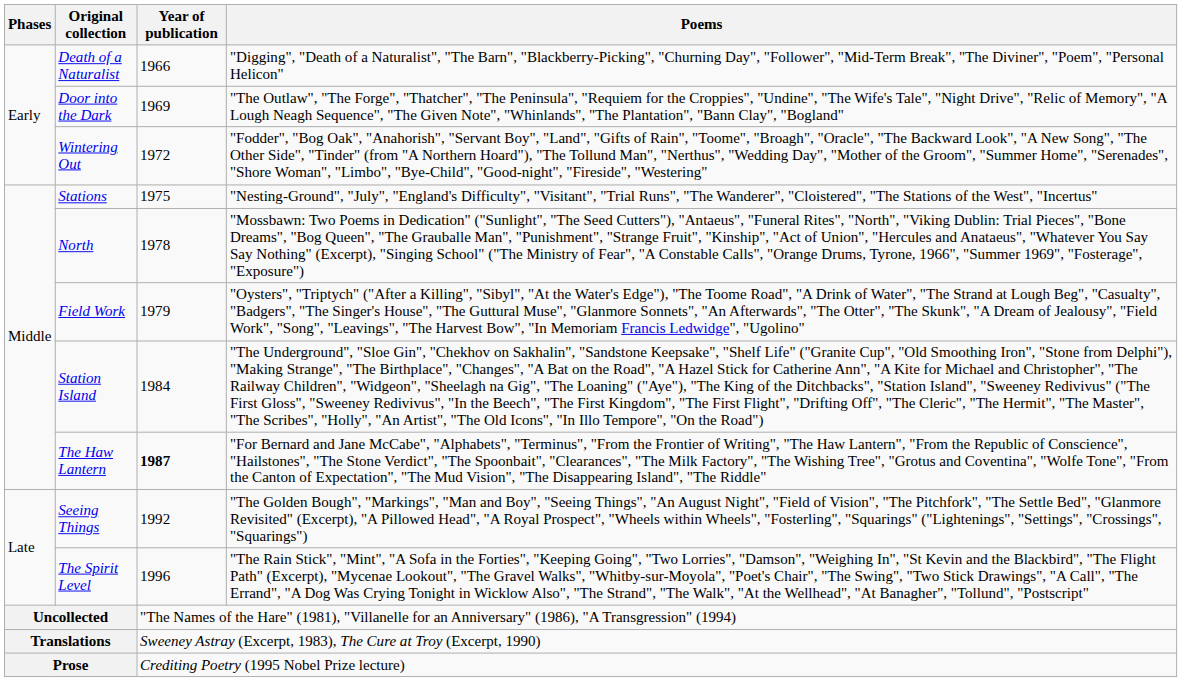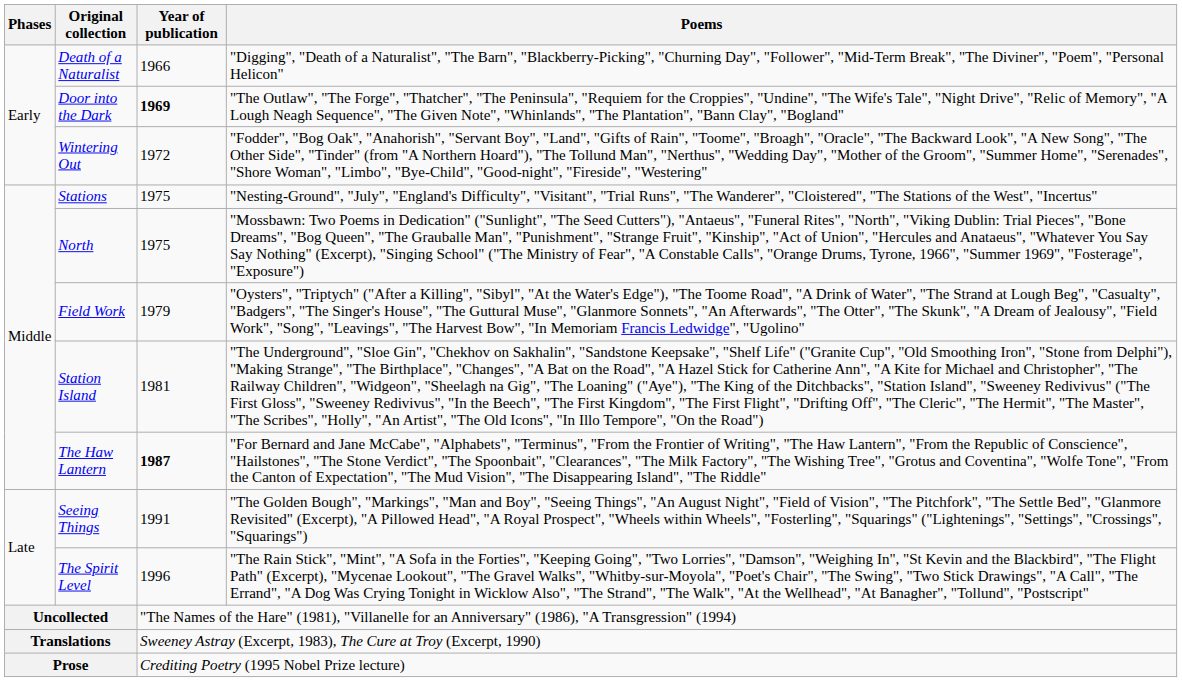(155, 106) normal -> (155, 106) bold
(155, 245) 1978 -> (155, 245) 1975
(155, 386) 1984 -> (155, 386) 1981
(155, 518) 1992 -> (155, 518) 1991
